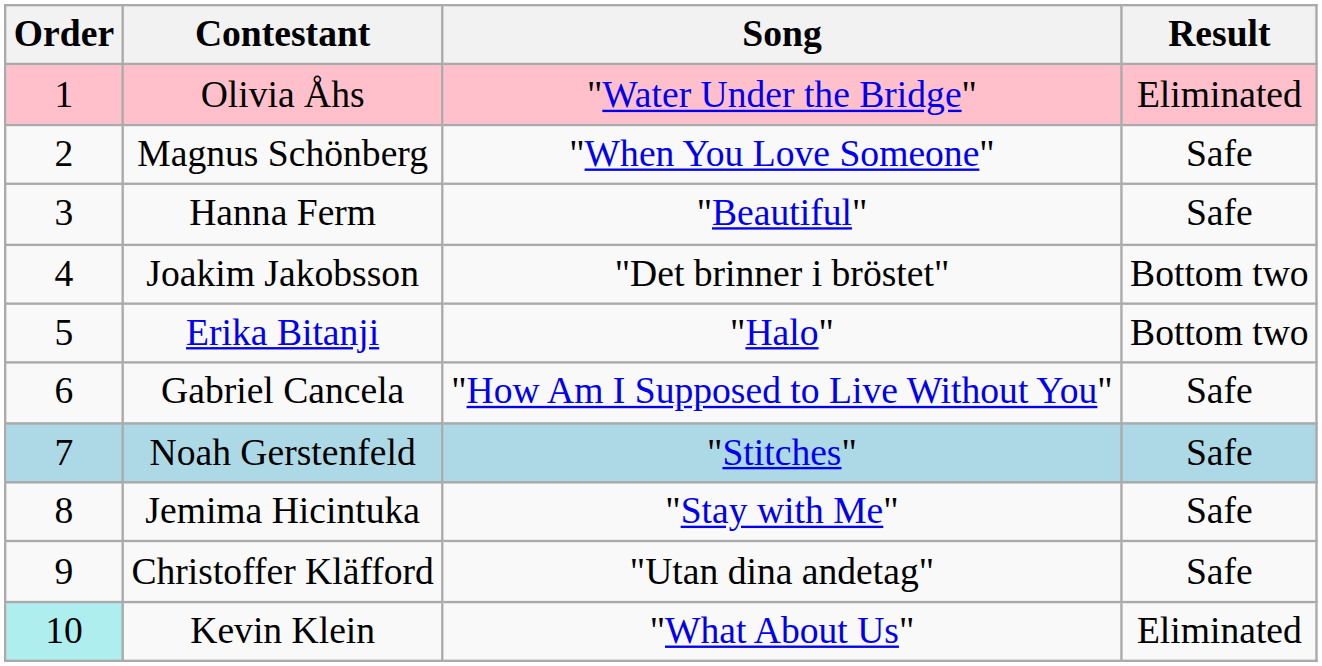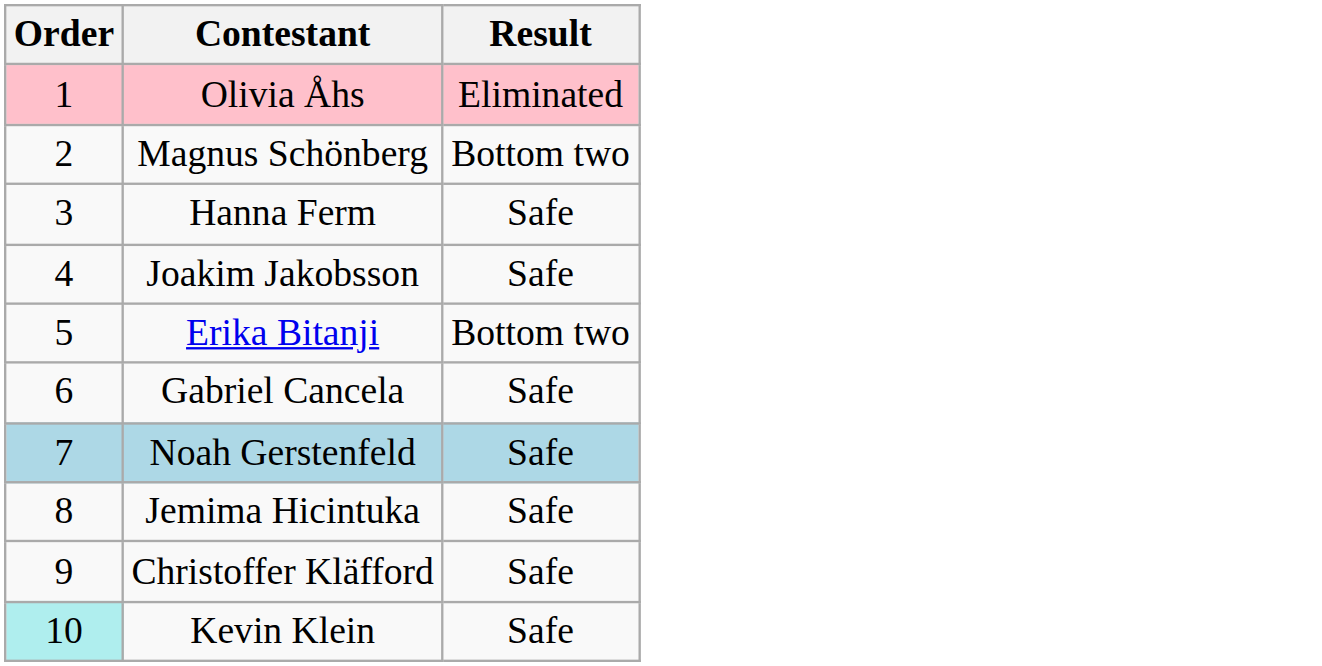- column: (782, 34)
(1219, 153) Safe -> (541, 153) Bottom two
(1219, 272) Bottom two -> (541, 272) Safe
(1219, 630) Eliminated -> (541, 630) Safe
